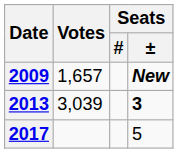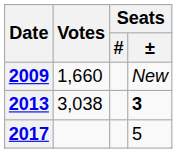(80, 76) 1,657 -> (80, 76) 1,660
(151, 76) bold -> (150, 76) normal
(80, 104) 3,039 -> (80, 104) 3,038
